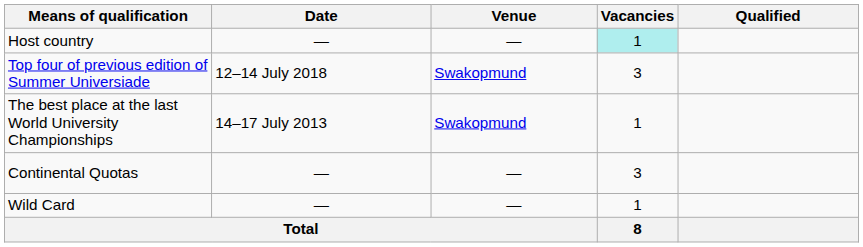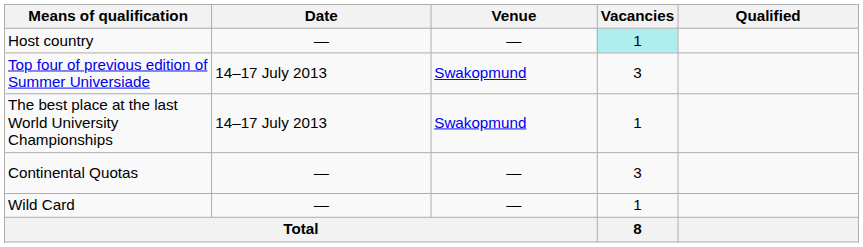(271, 73) 12–14 July 2018 -> (271, 73) 14–17 July 2013
